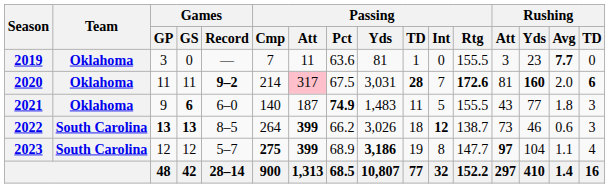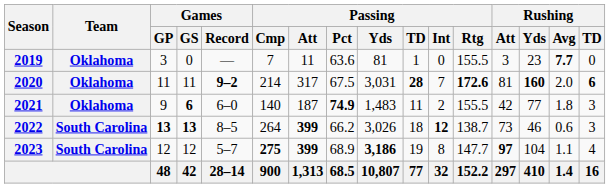(307, 82) pink background -> (307, 82) no background
(441, 104) 5 -> (441, 104) 2
(505, 104) 43 -> (505, 104) 42
